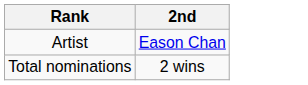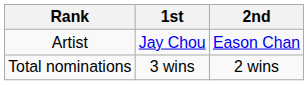+ column: (172, 17)
